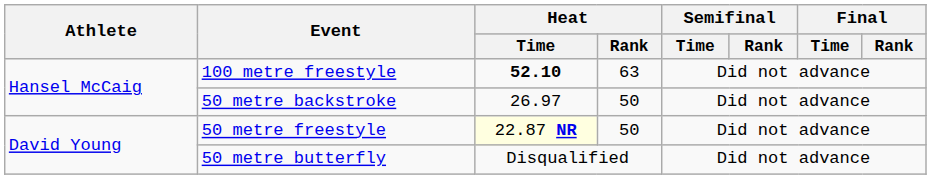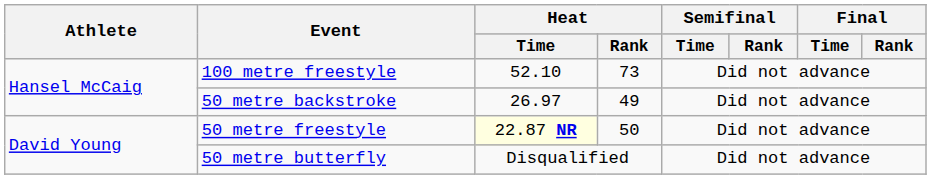(536, 73) bold -> (536, 73) normal
(629, 73) 63 -> (629, 73) 73
(629, 102) 50 -> (629, 102) 49
